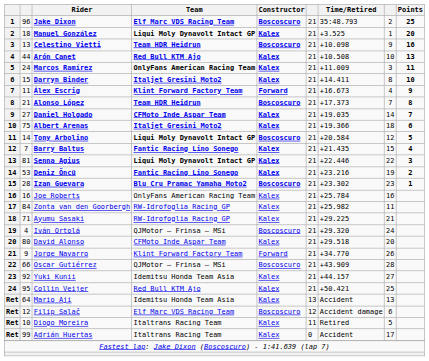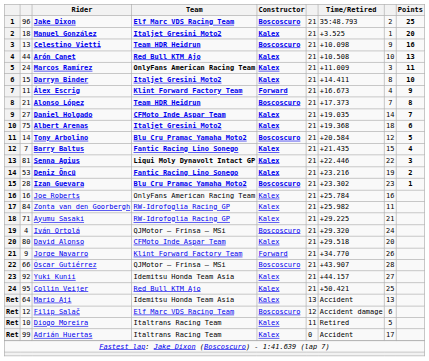(194, 33) Liqui Moly Dynavolt Intact GP -> (178, 33) Italjet Gresini Moto2
(334, 126) +19.366 -> (334, 126) +19.368
(194, 138) Liqui Moly Dynavolt Intact GP -> (190, 138) Blu Cru Pramac Yamaha Moto2
(334, 265) +43.909 -> (334, 265) +43.907
